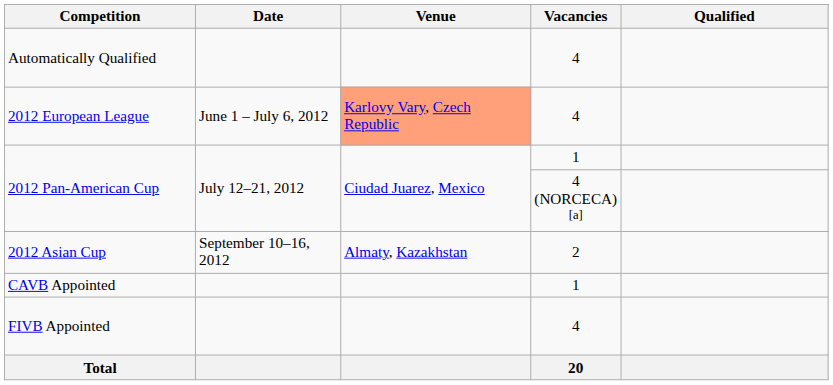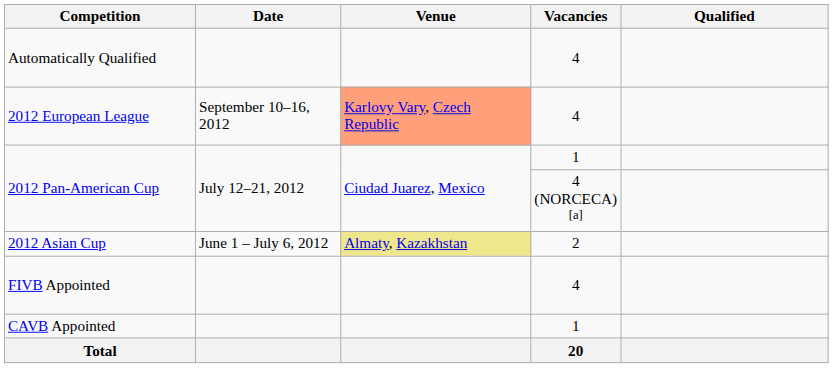(264, 116) June 1 – July 6, 2012 -> (254, 116) September 10–16, 2012
(254, 252) September 10–16, 2012 -> (264, 243) June 1 – July 6, 2012
(406, 252) no background -> (406, 243) khaki background
rows swapped: (59, 326) <-> (62, 285)
